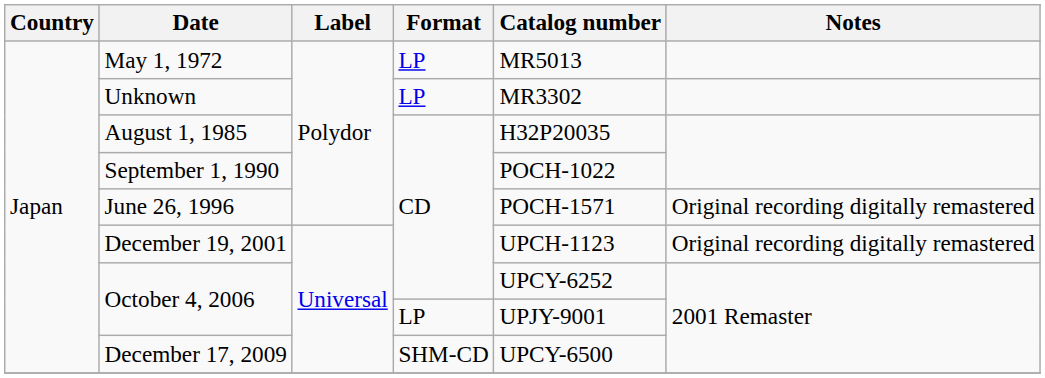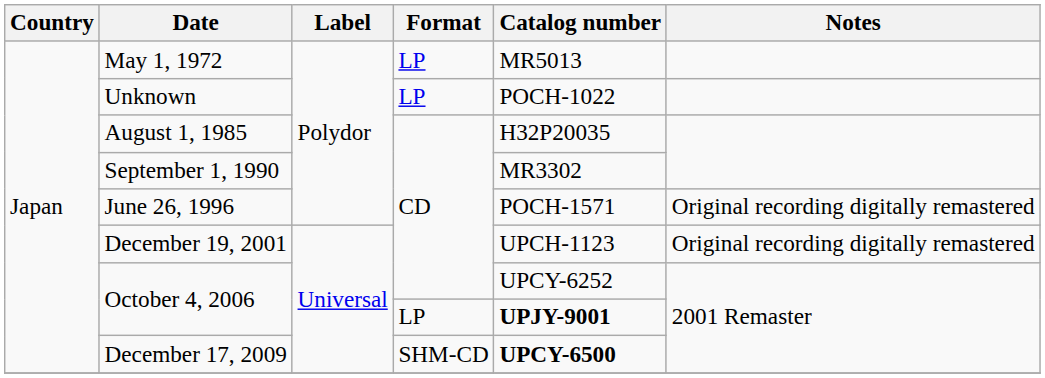(541, 96) MR3302 -> (557, 96) POCH-1022
(557, 170) POCH-1022 -> (541, 170) MR3302
(553, 317) normal -> (555, 317) bold
(556, 354) normal -> (558, 354) bold
